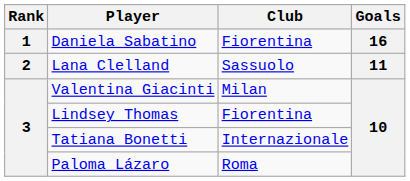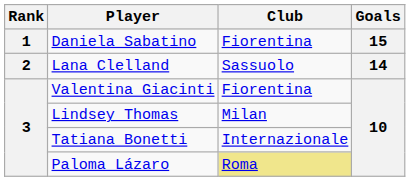(378, 41) 16 -> (378, 41) 15
(378, 66) 11 -> (378, 66) 14
(244, 91) Milan -> (267, 91) Fiorentina
(267, 115) Fiorentina -> (244, 115) Milan
(240, 164) no background -> (240, 164) khaki background
